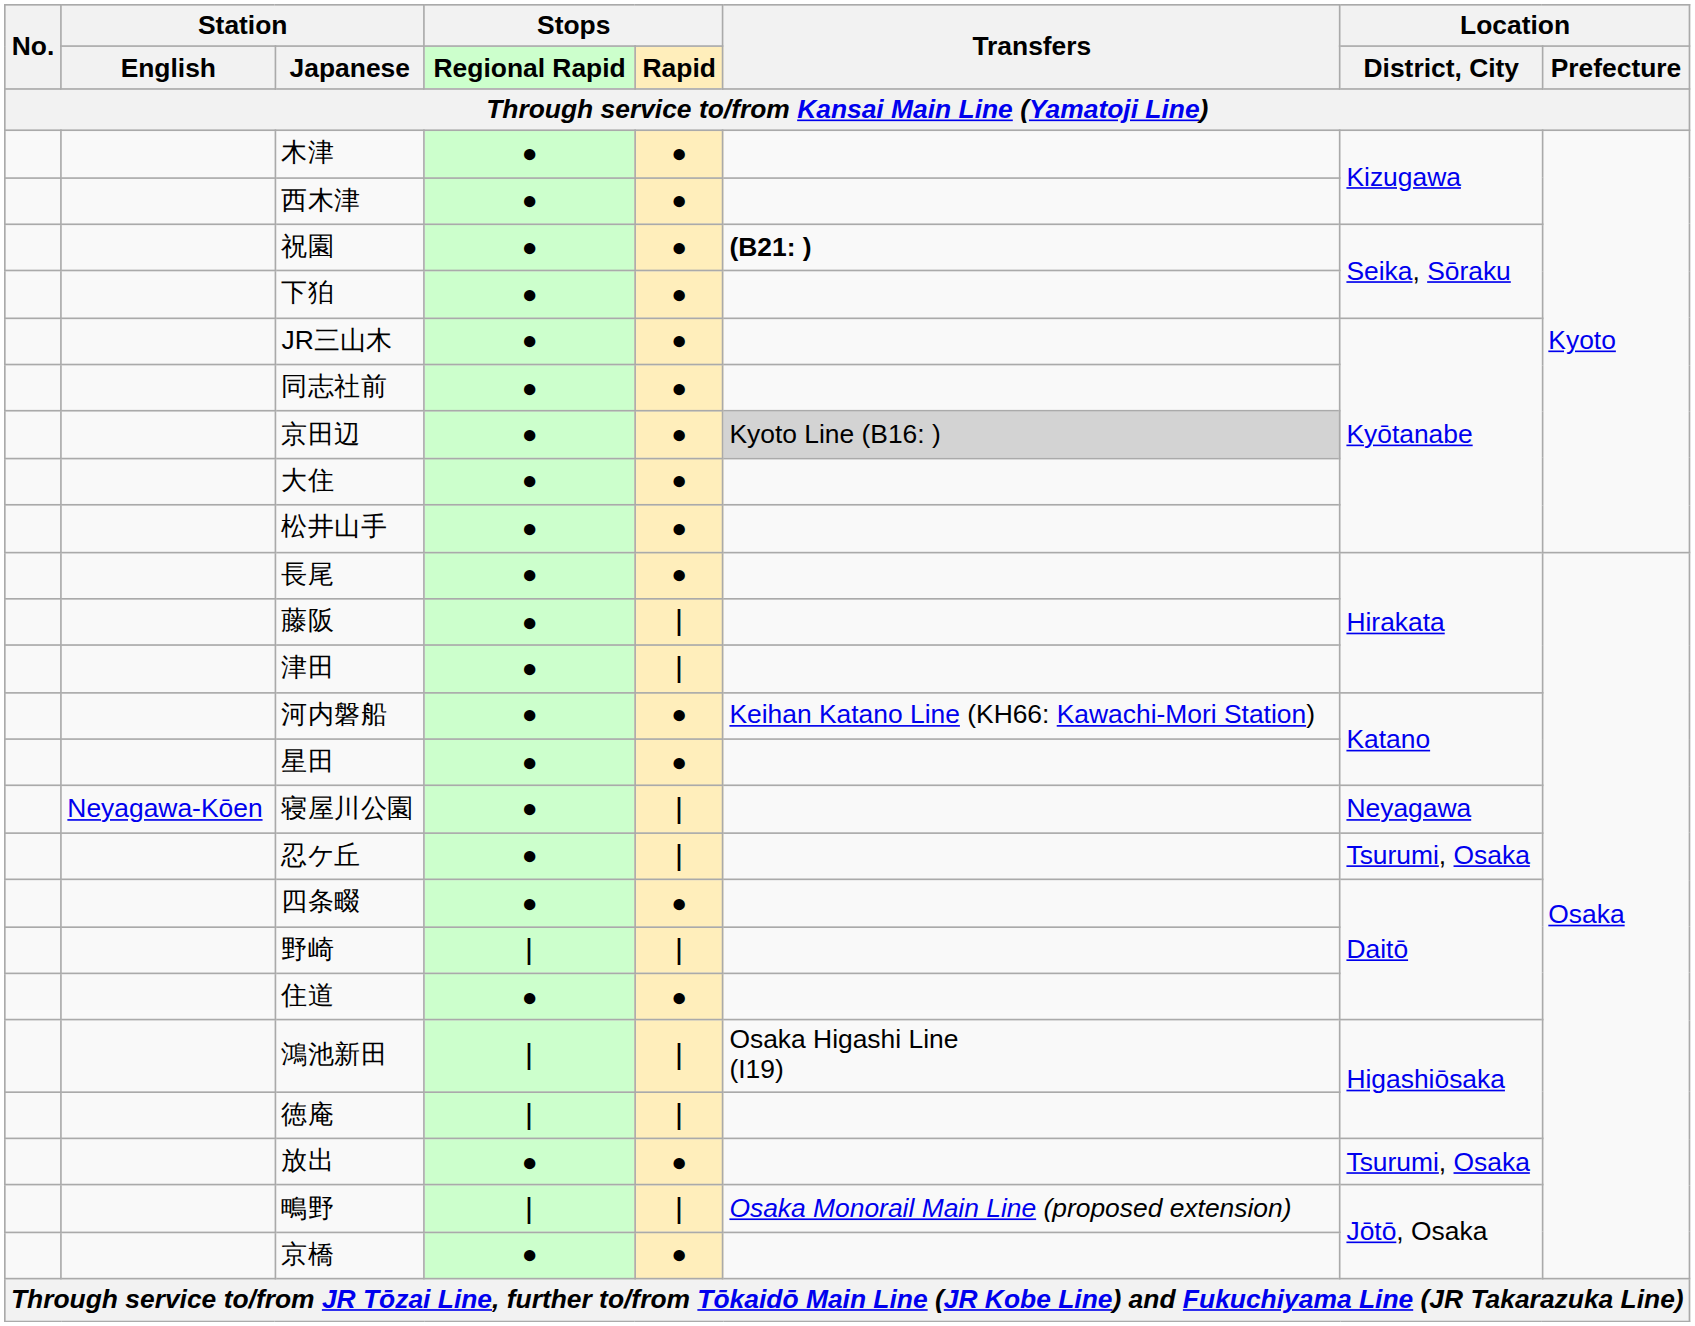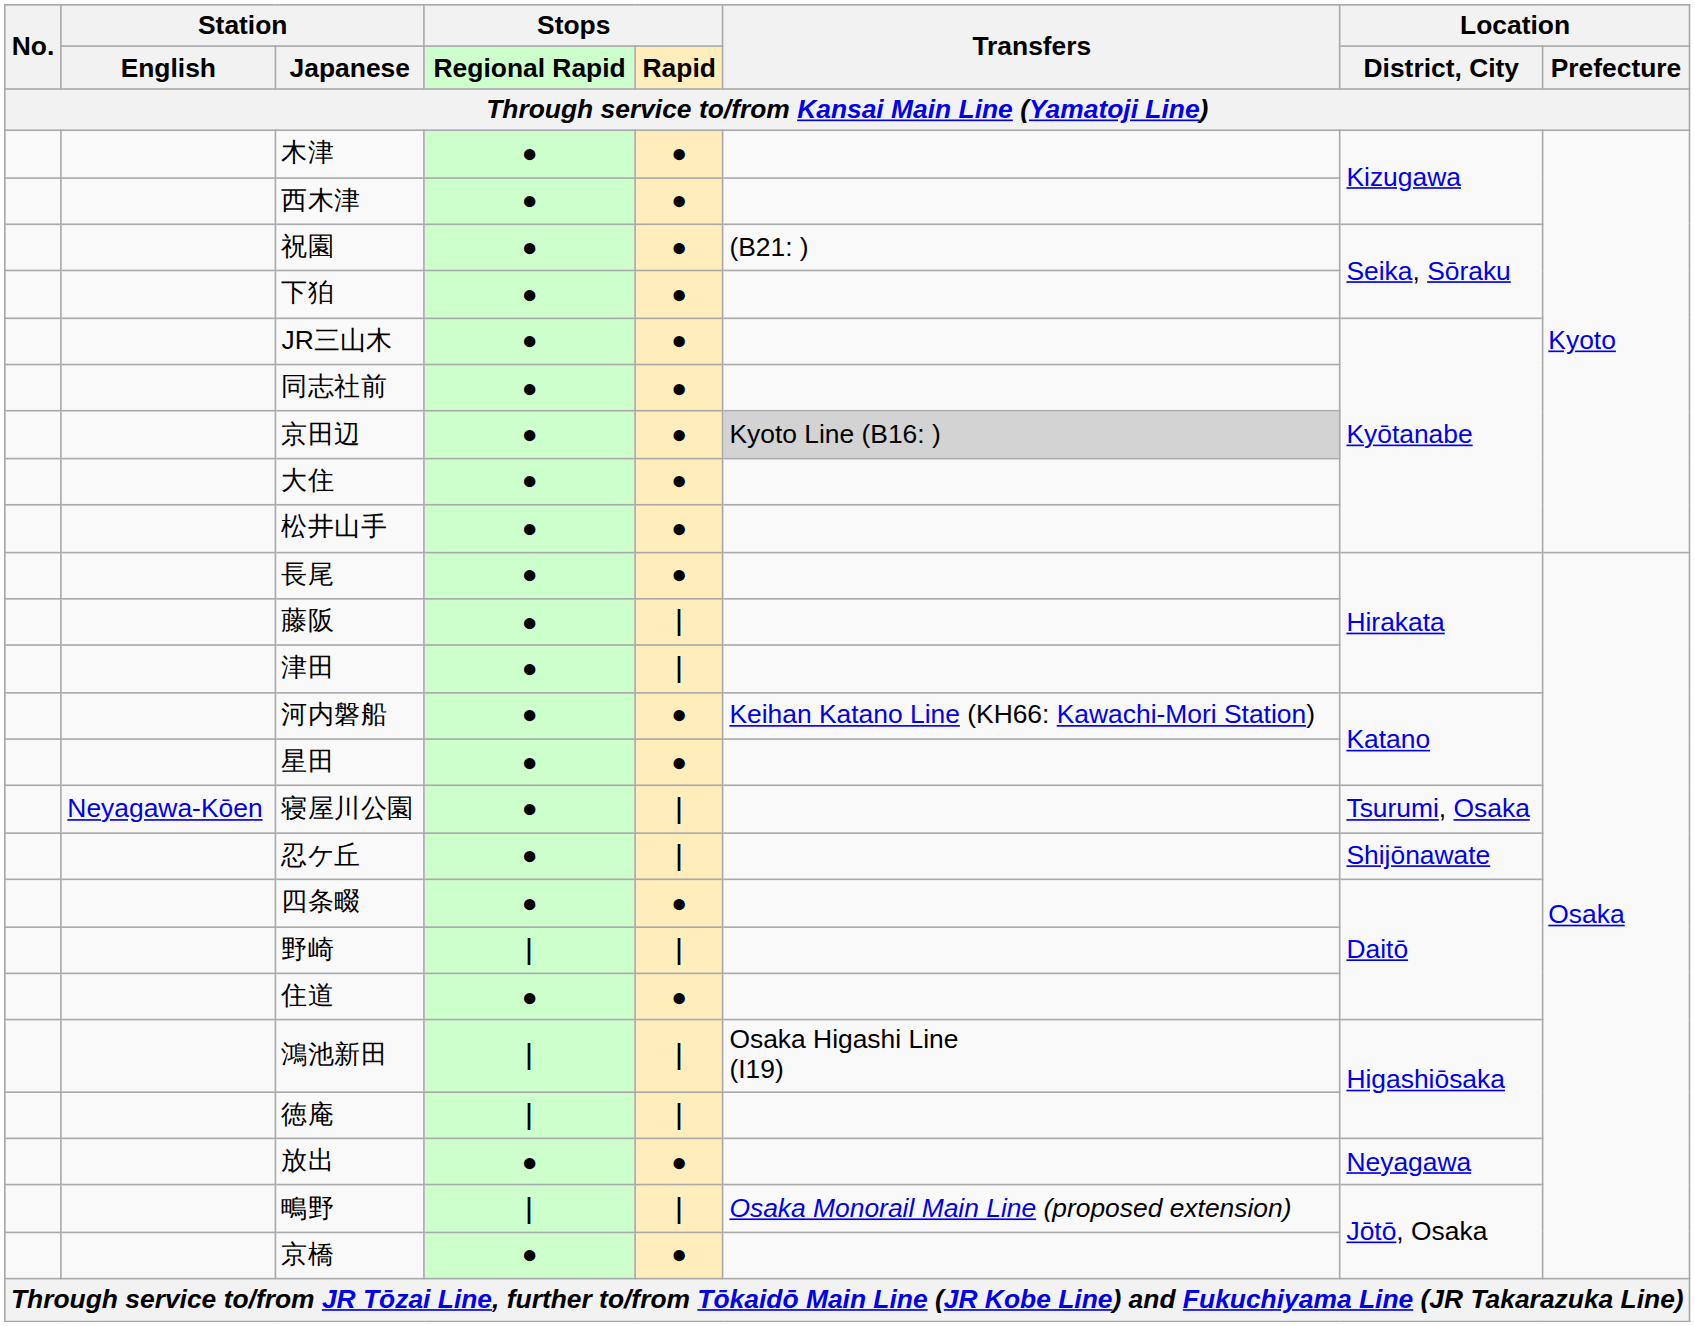(771, 247) bold -> (769, 247) normal
(1409, 808) Neyagawa -> (1438, 808) Tsurumi, Osaka
(1438, 855) Tsurumi, Osaka -> (1418, 855) Shijōnawate
(1438, 1161) Tsurumi, Osaka -> (1409, 1161) Neyagawa
